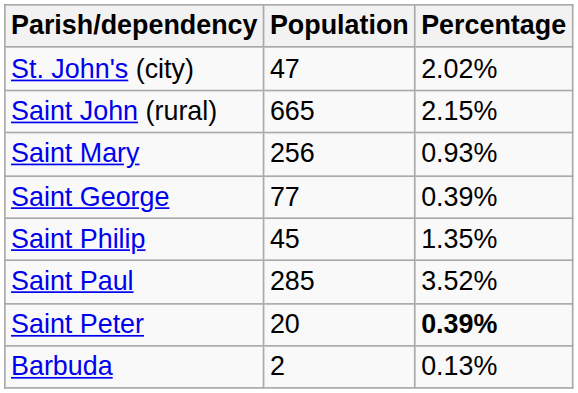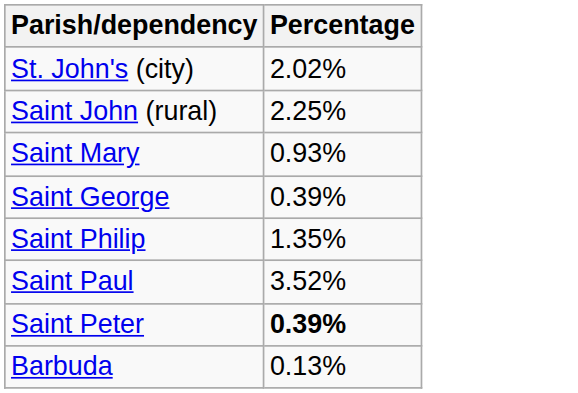- column: (339, 25)
(459, 111) 2.15% -> (308, 111) 2.25%
